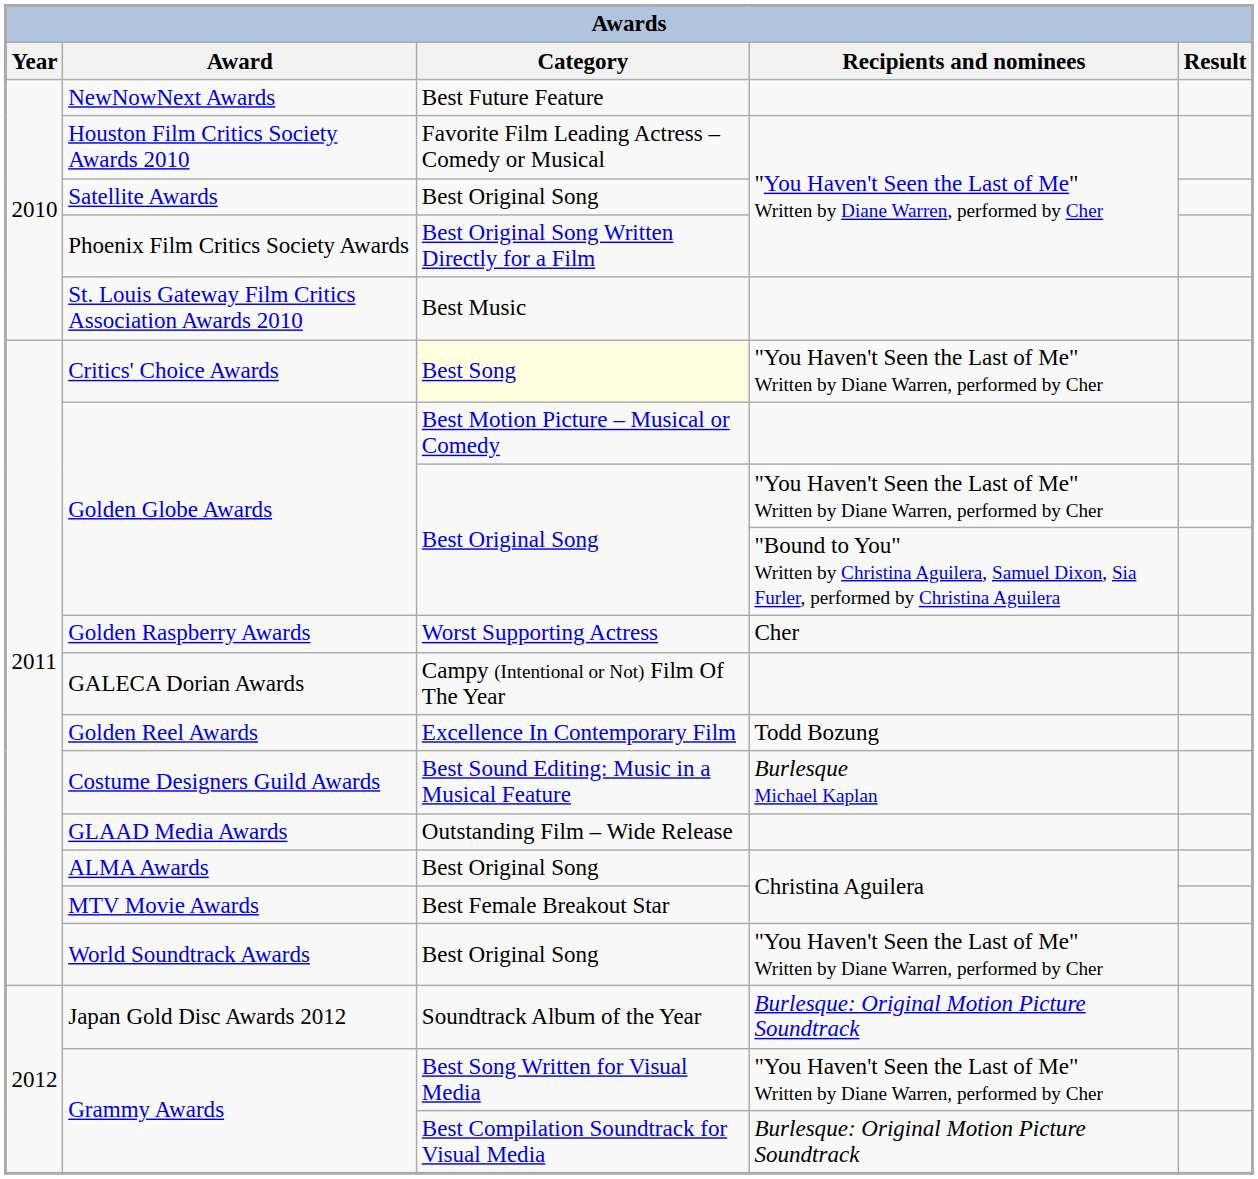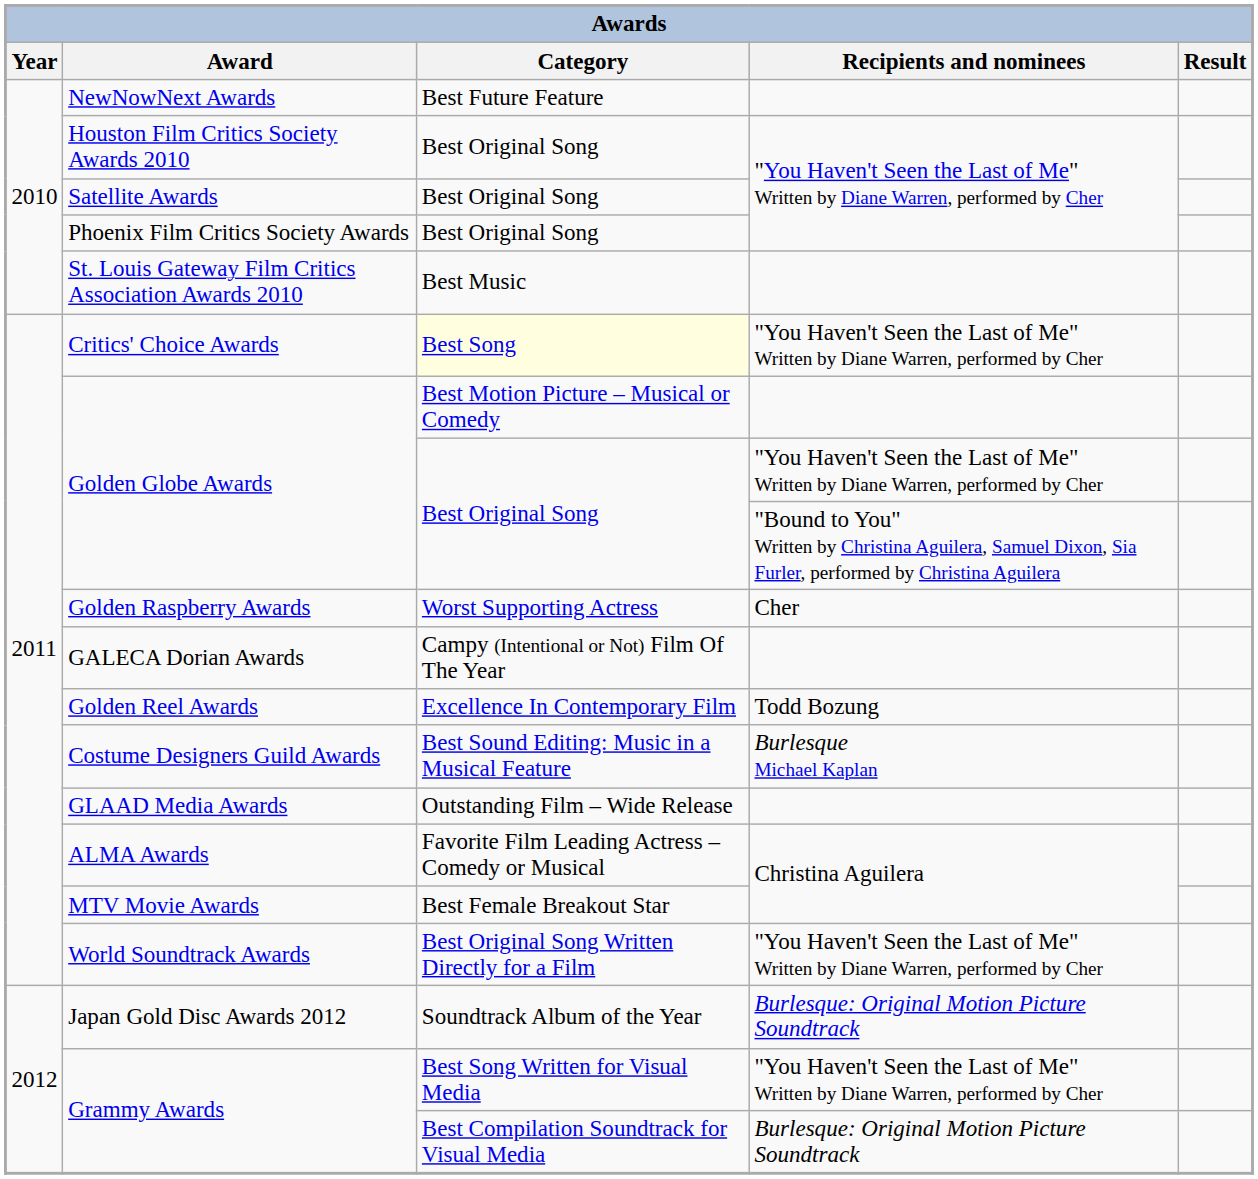(571, 146) Favorite Film Leading Actress – Comedy or Musical -> (510, 146) Best Original Song
(548, 245) Best Original Song Written Directly for a Film -> (510, 232) Best Original Song
(510, 868) Best Original Song -> (571, 855) Favorite Film Leading Actress – Comedy or Musical
(510, 954) Best Original Song -> (548, 954) Best Original Song Written Directly for a Film
